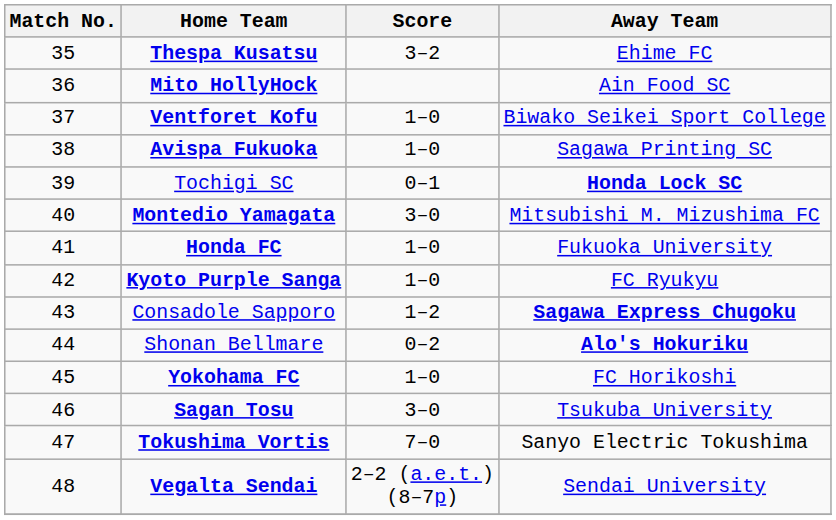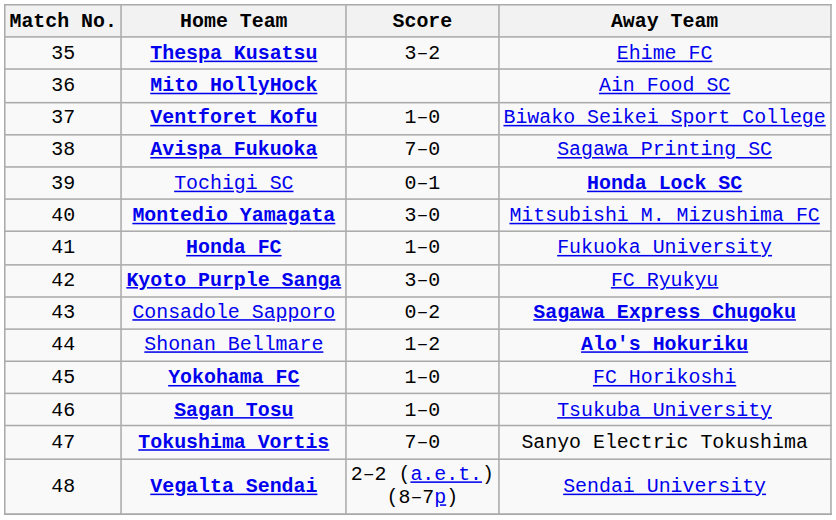(422, 151) 1–0 -> (422, 151) 7–0
(422, 280) 1–0 -> (422, 280) 3–0
(422, 313) 1–2 -> (422, 313) 0–2
(422, 345) 0–2 -> (422, 345) 1–2
(422, 410) 3–0 -> (422, 410) 1–0
